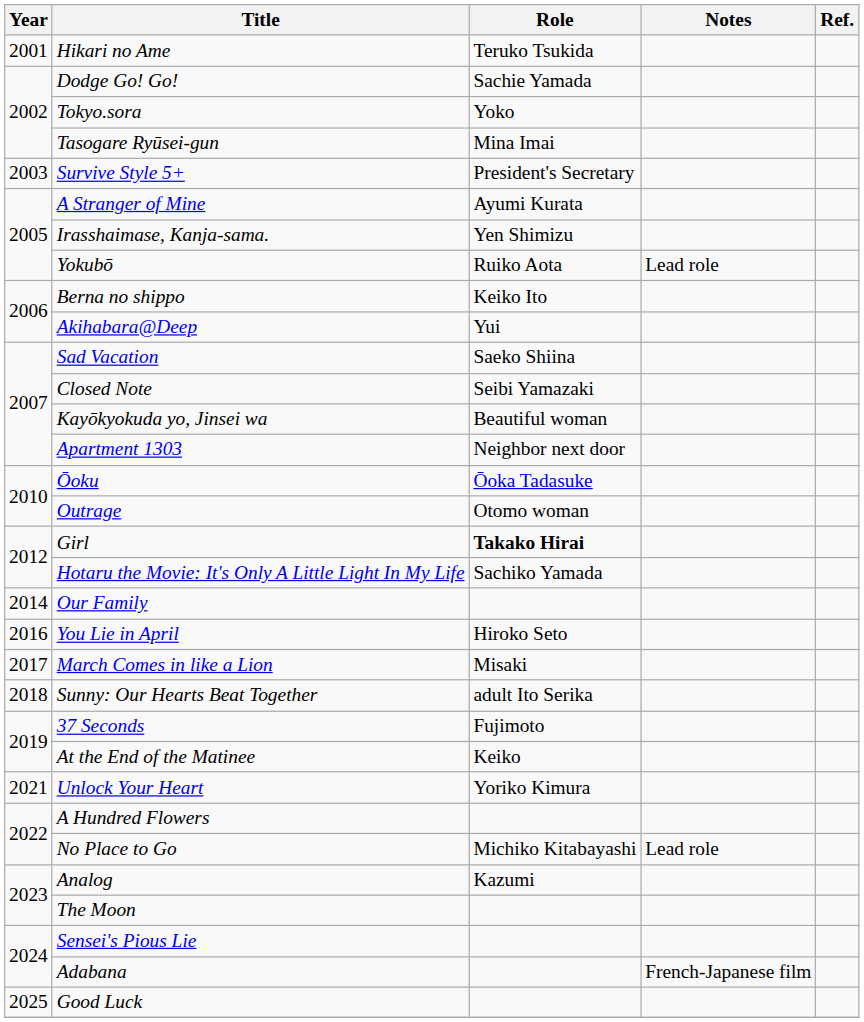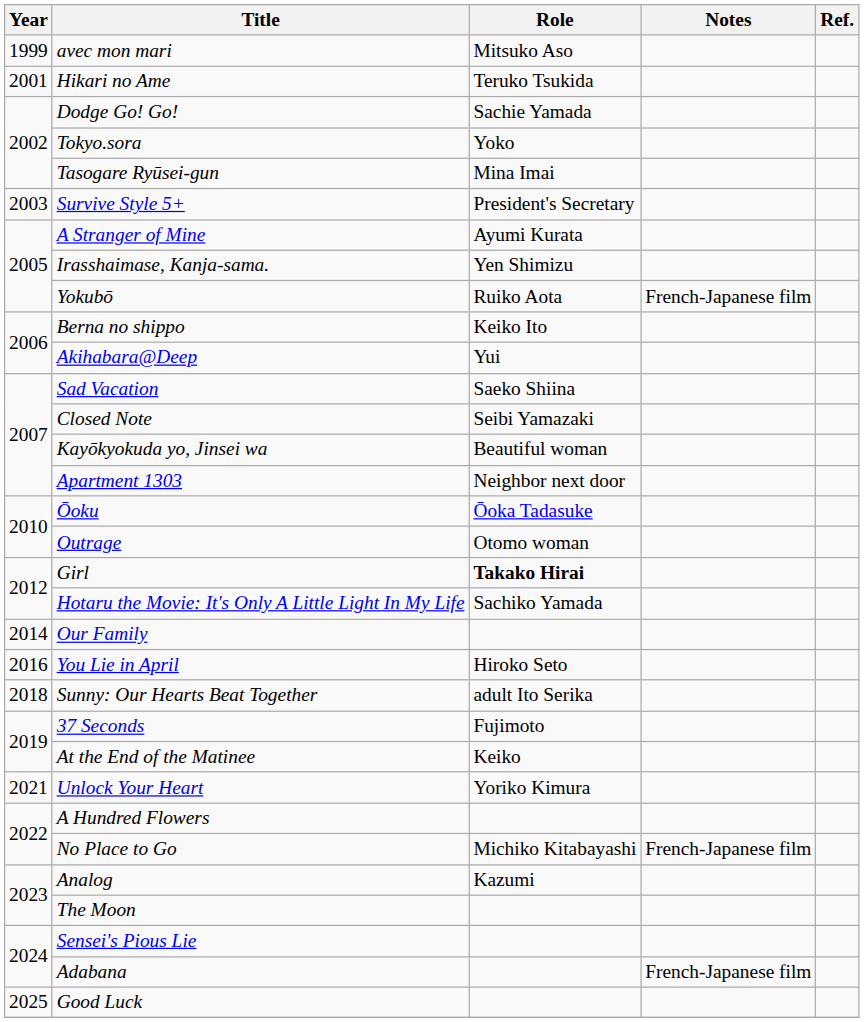+ row: (114, 50)
(682, 265) Lead role -> (728, 296) French-Japanese film
- row: (165, 664)
(682, 848) Lead role -> (728, 848) French-Japanese film
